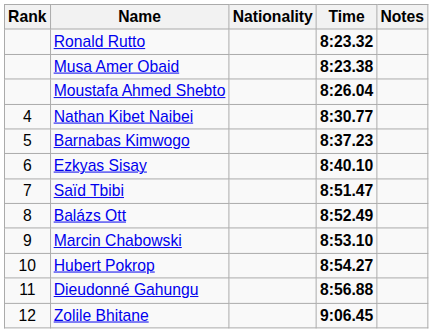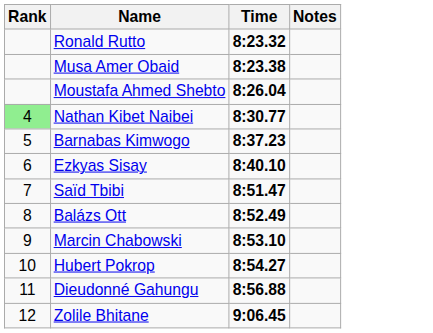- column: (273, 16)
(27, 116) no background -> (27, 116) lightgreen background
